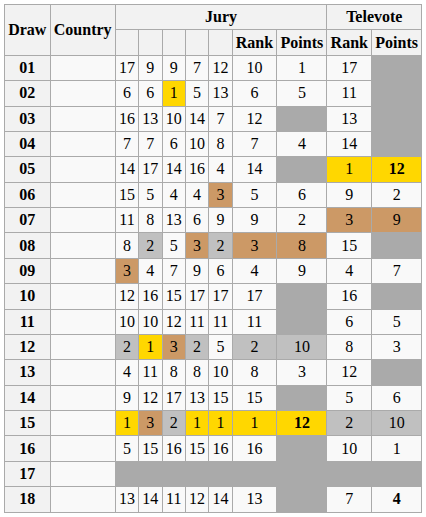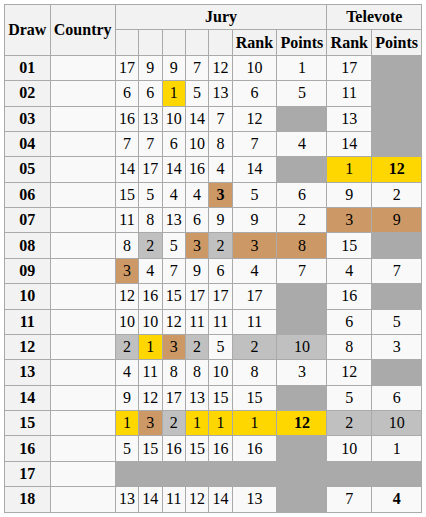(220, 194) normal -> (220, 194) bold
(302, 270) 9 -> (302, 270) 7
